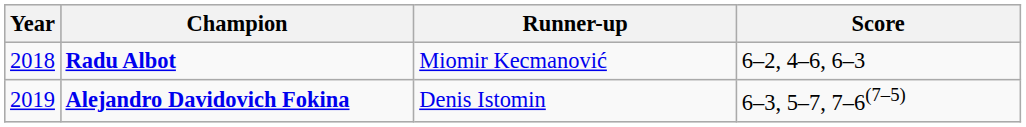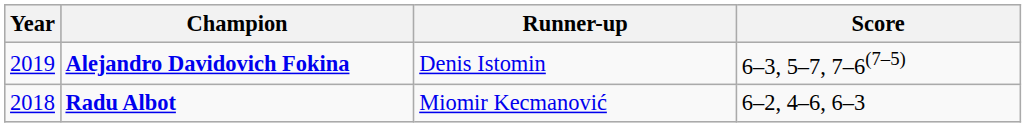rows swapped: (207, 100) <-> (121, 60)
